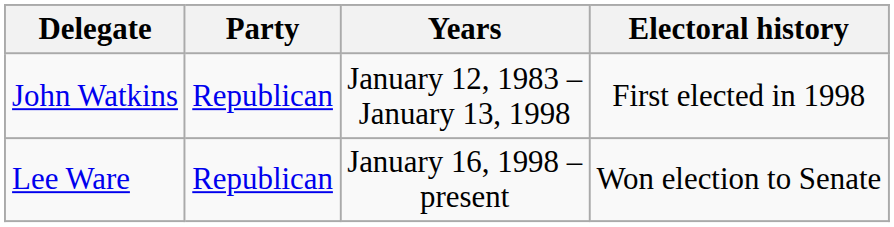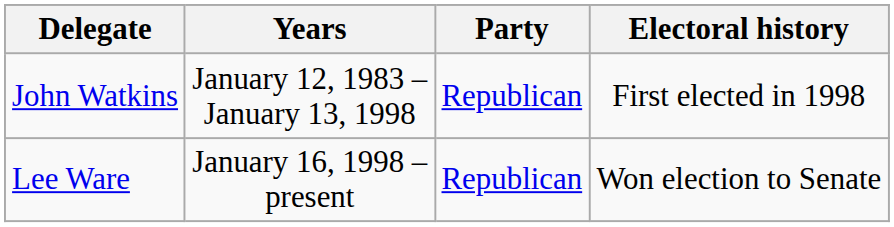columns swapped: (263, 28) <-> (465, 28)
